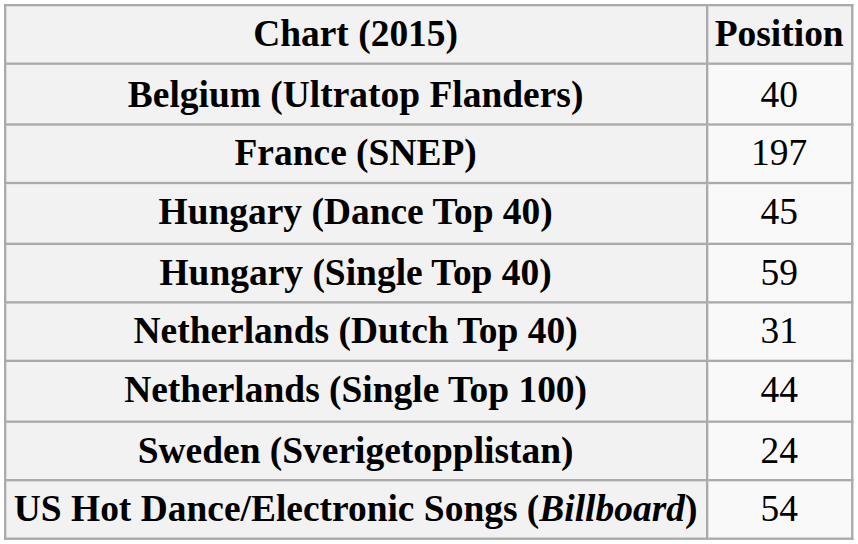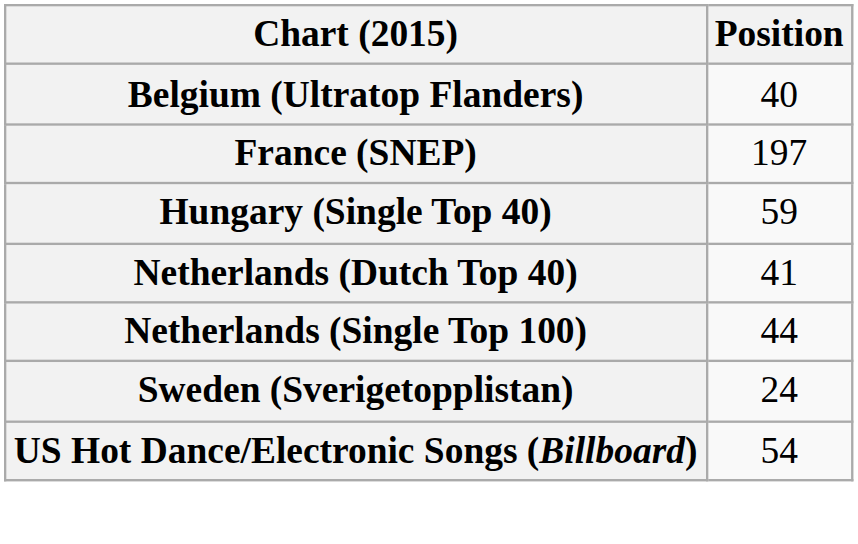- row: (356, 212)
(779, 331) 31 -> (779, 271) 41
